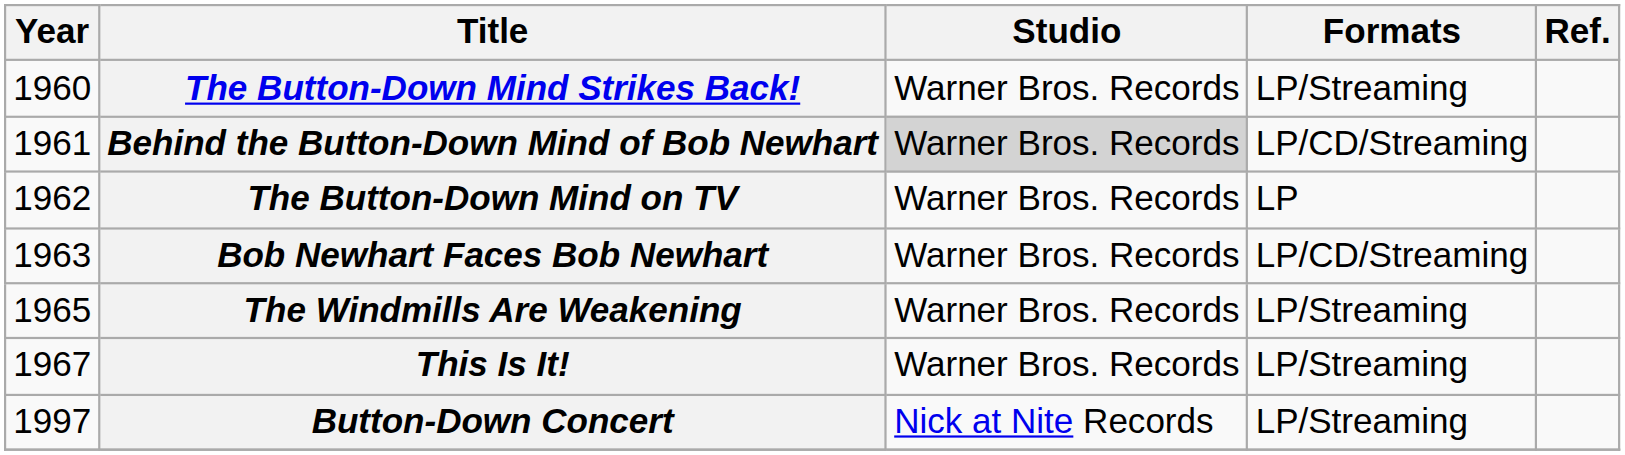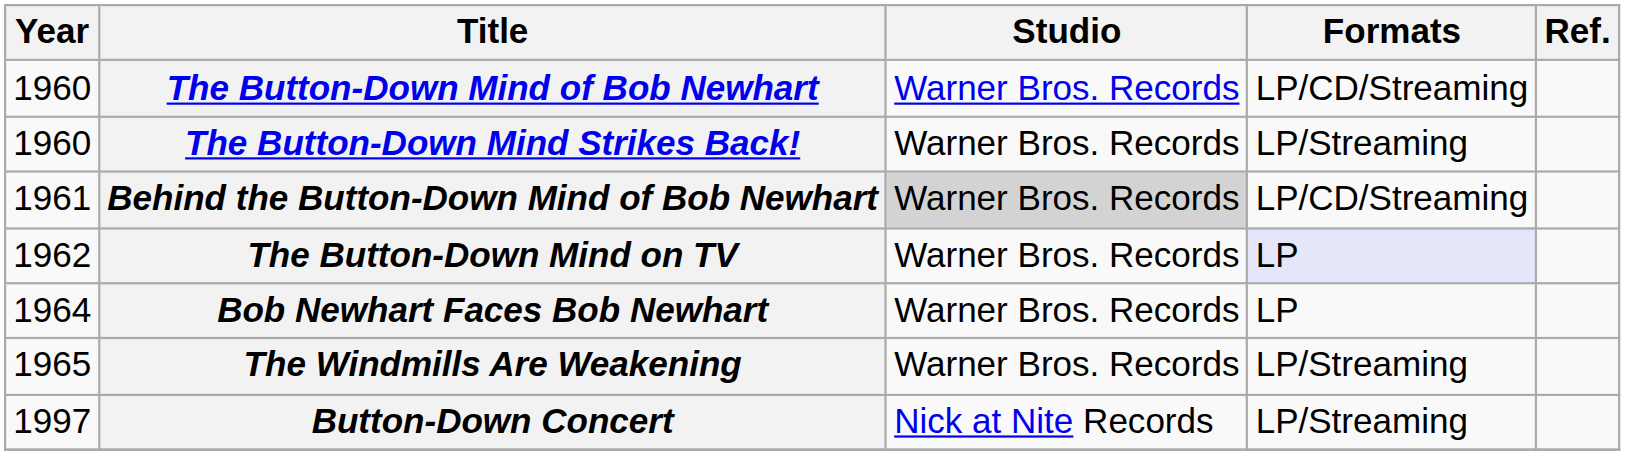+ row: (493, 87)
(1277, 198) no background -> (1277, 254) lavender background
(52, 254) 1963 -> (52, 310) 1964
(1392, 254) LP/CD/Streaming -> (1277, 310) LP
- row: (493, 365)
